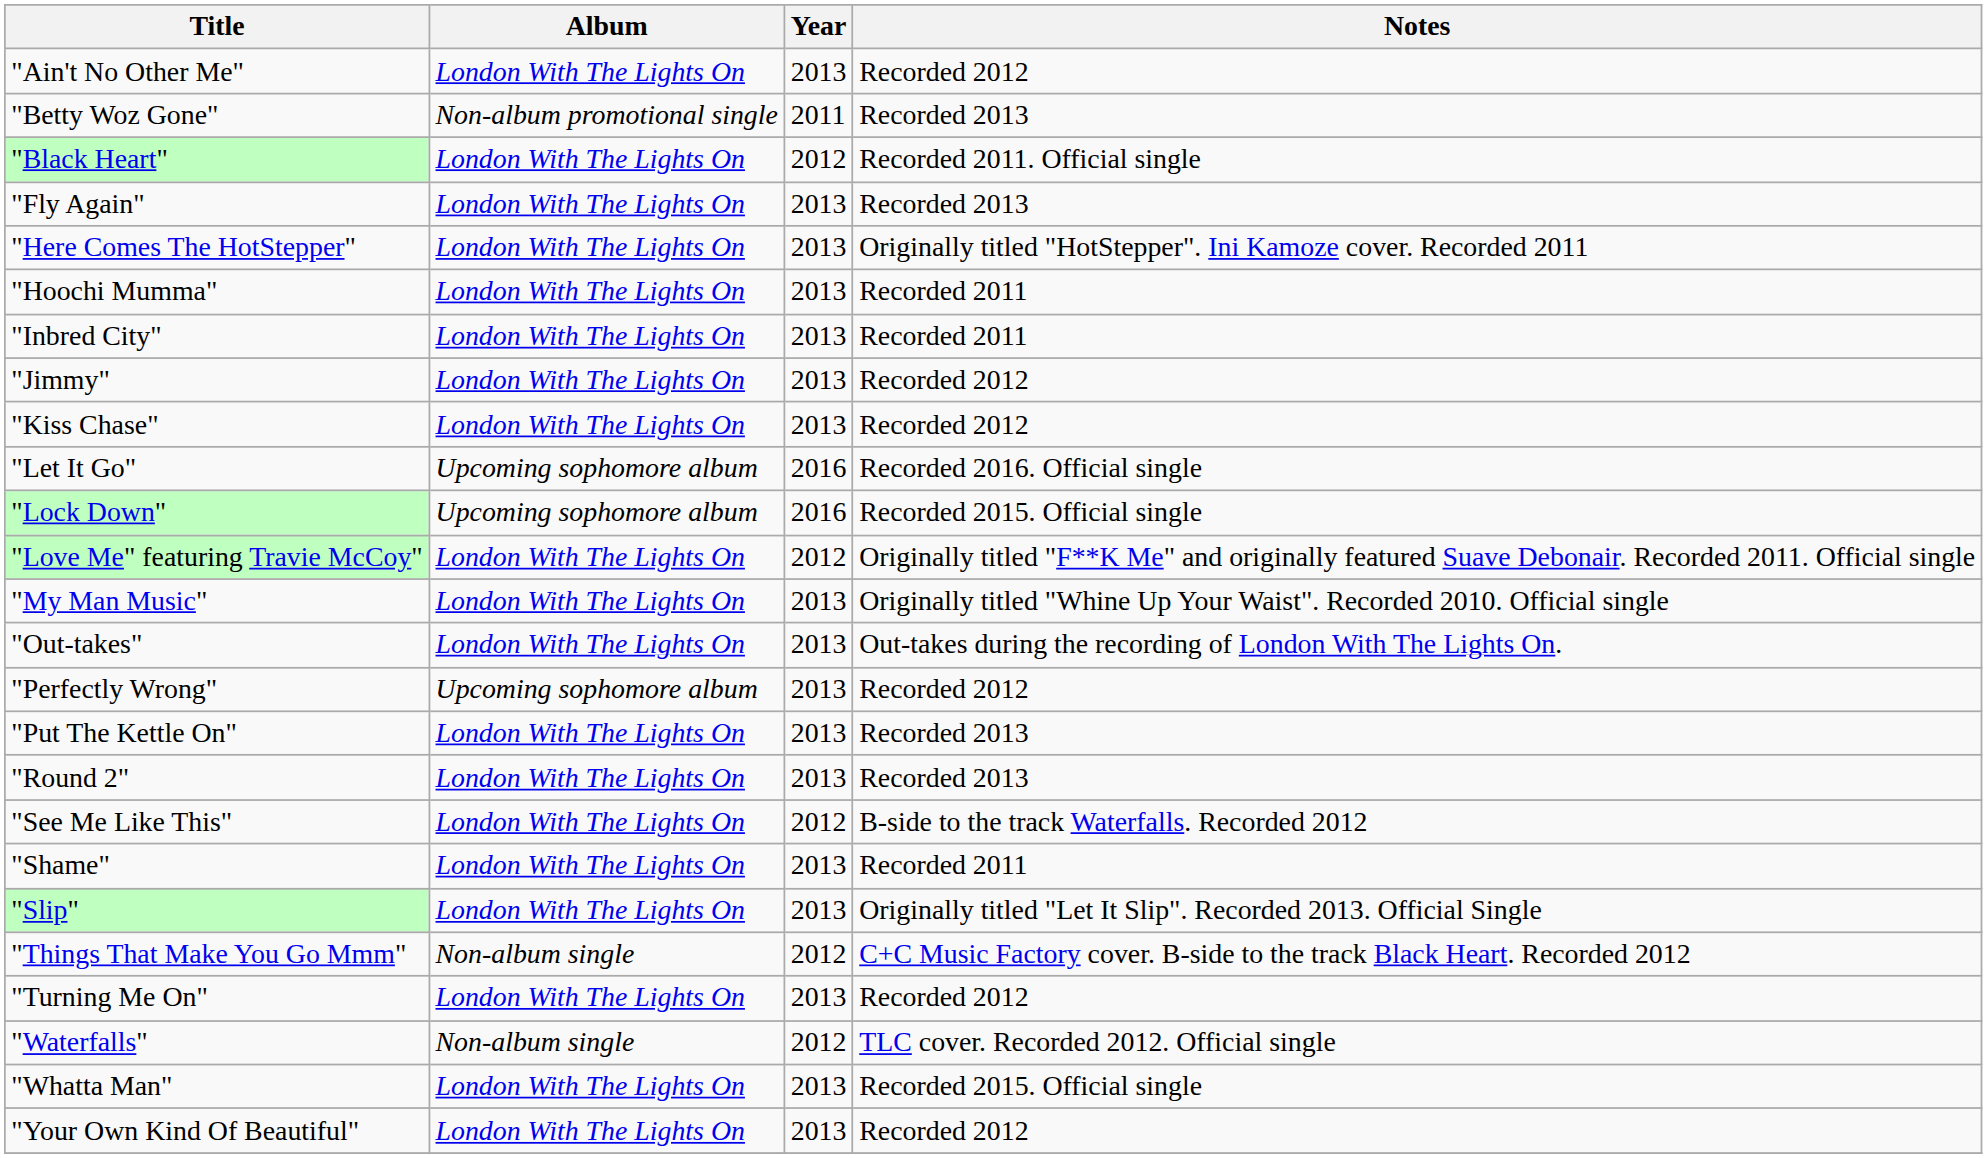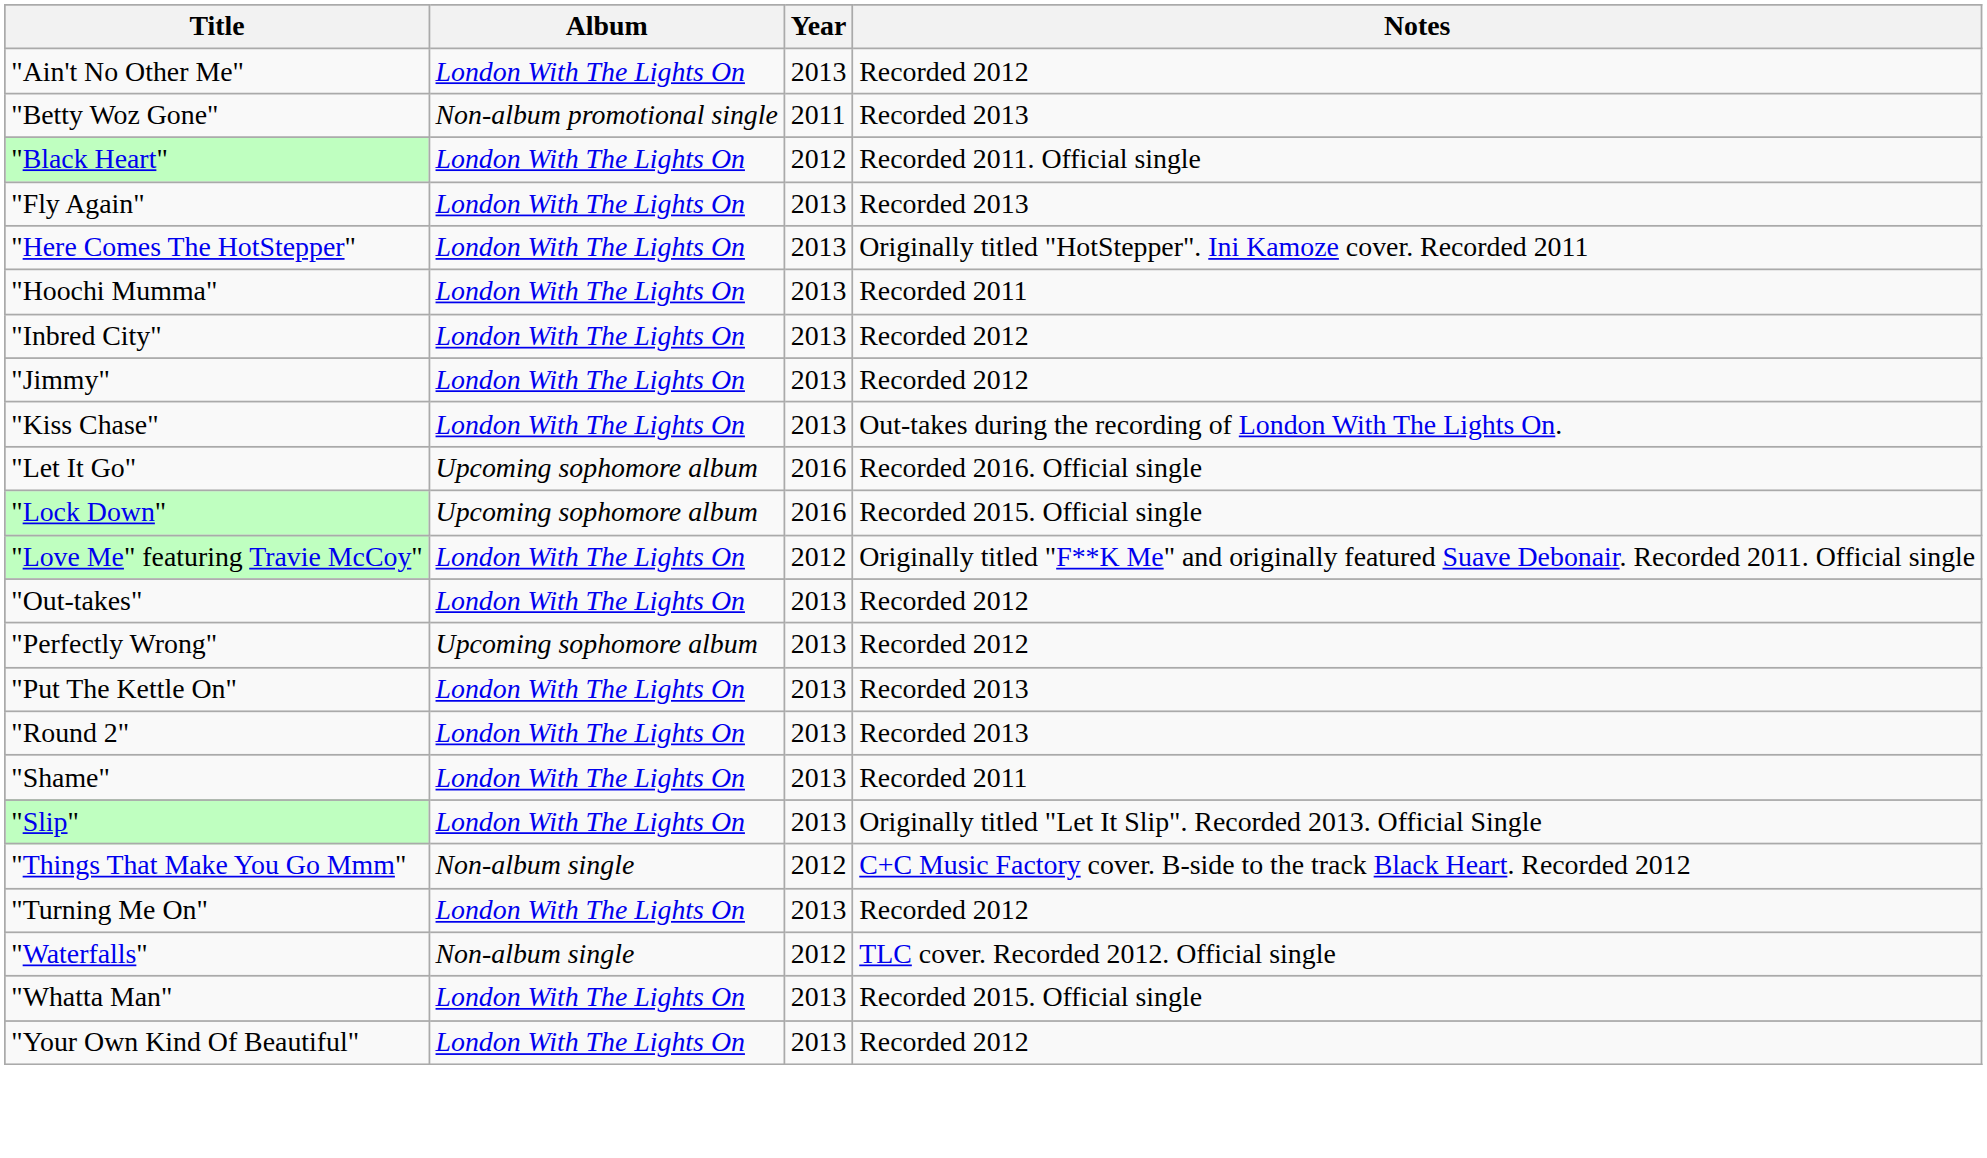(943, 335) Recorded 2011 -> (944, 335) Recorded 2012
(944, 423) Recorded 2012 -> (1211, 423) Out-takes during the recording of London With The Lights On.
- row: (109, 600)
(1211, 644) Out-takes during the recording of London With The Lights On. -> (944, 600) Recorded 2012
- row: (122, 821)
